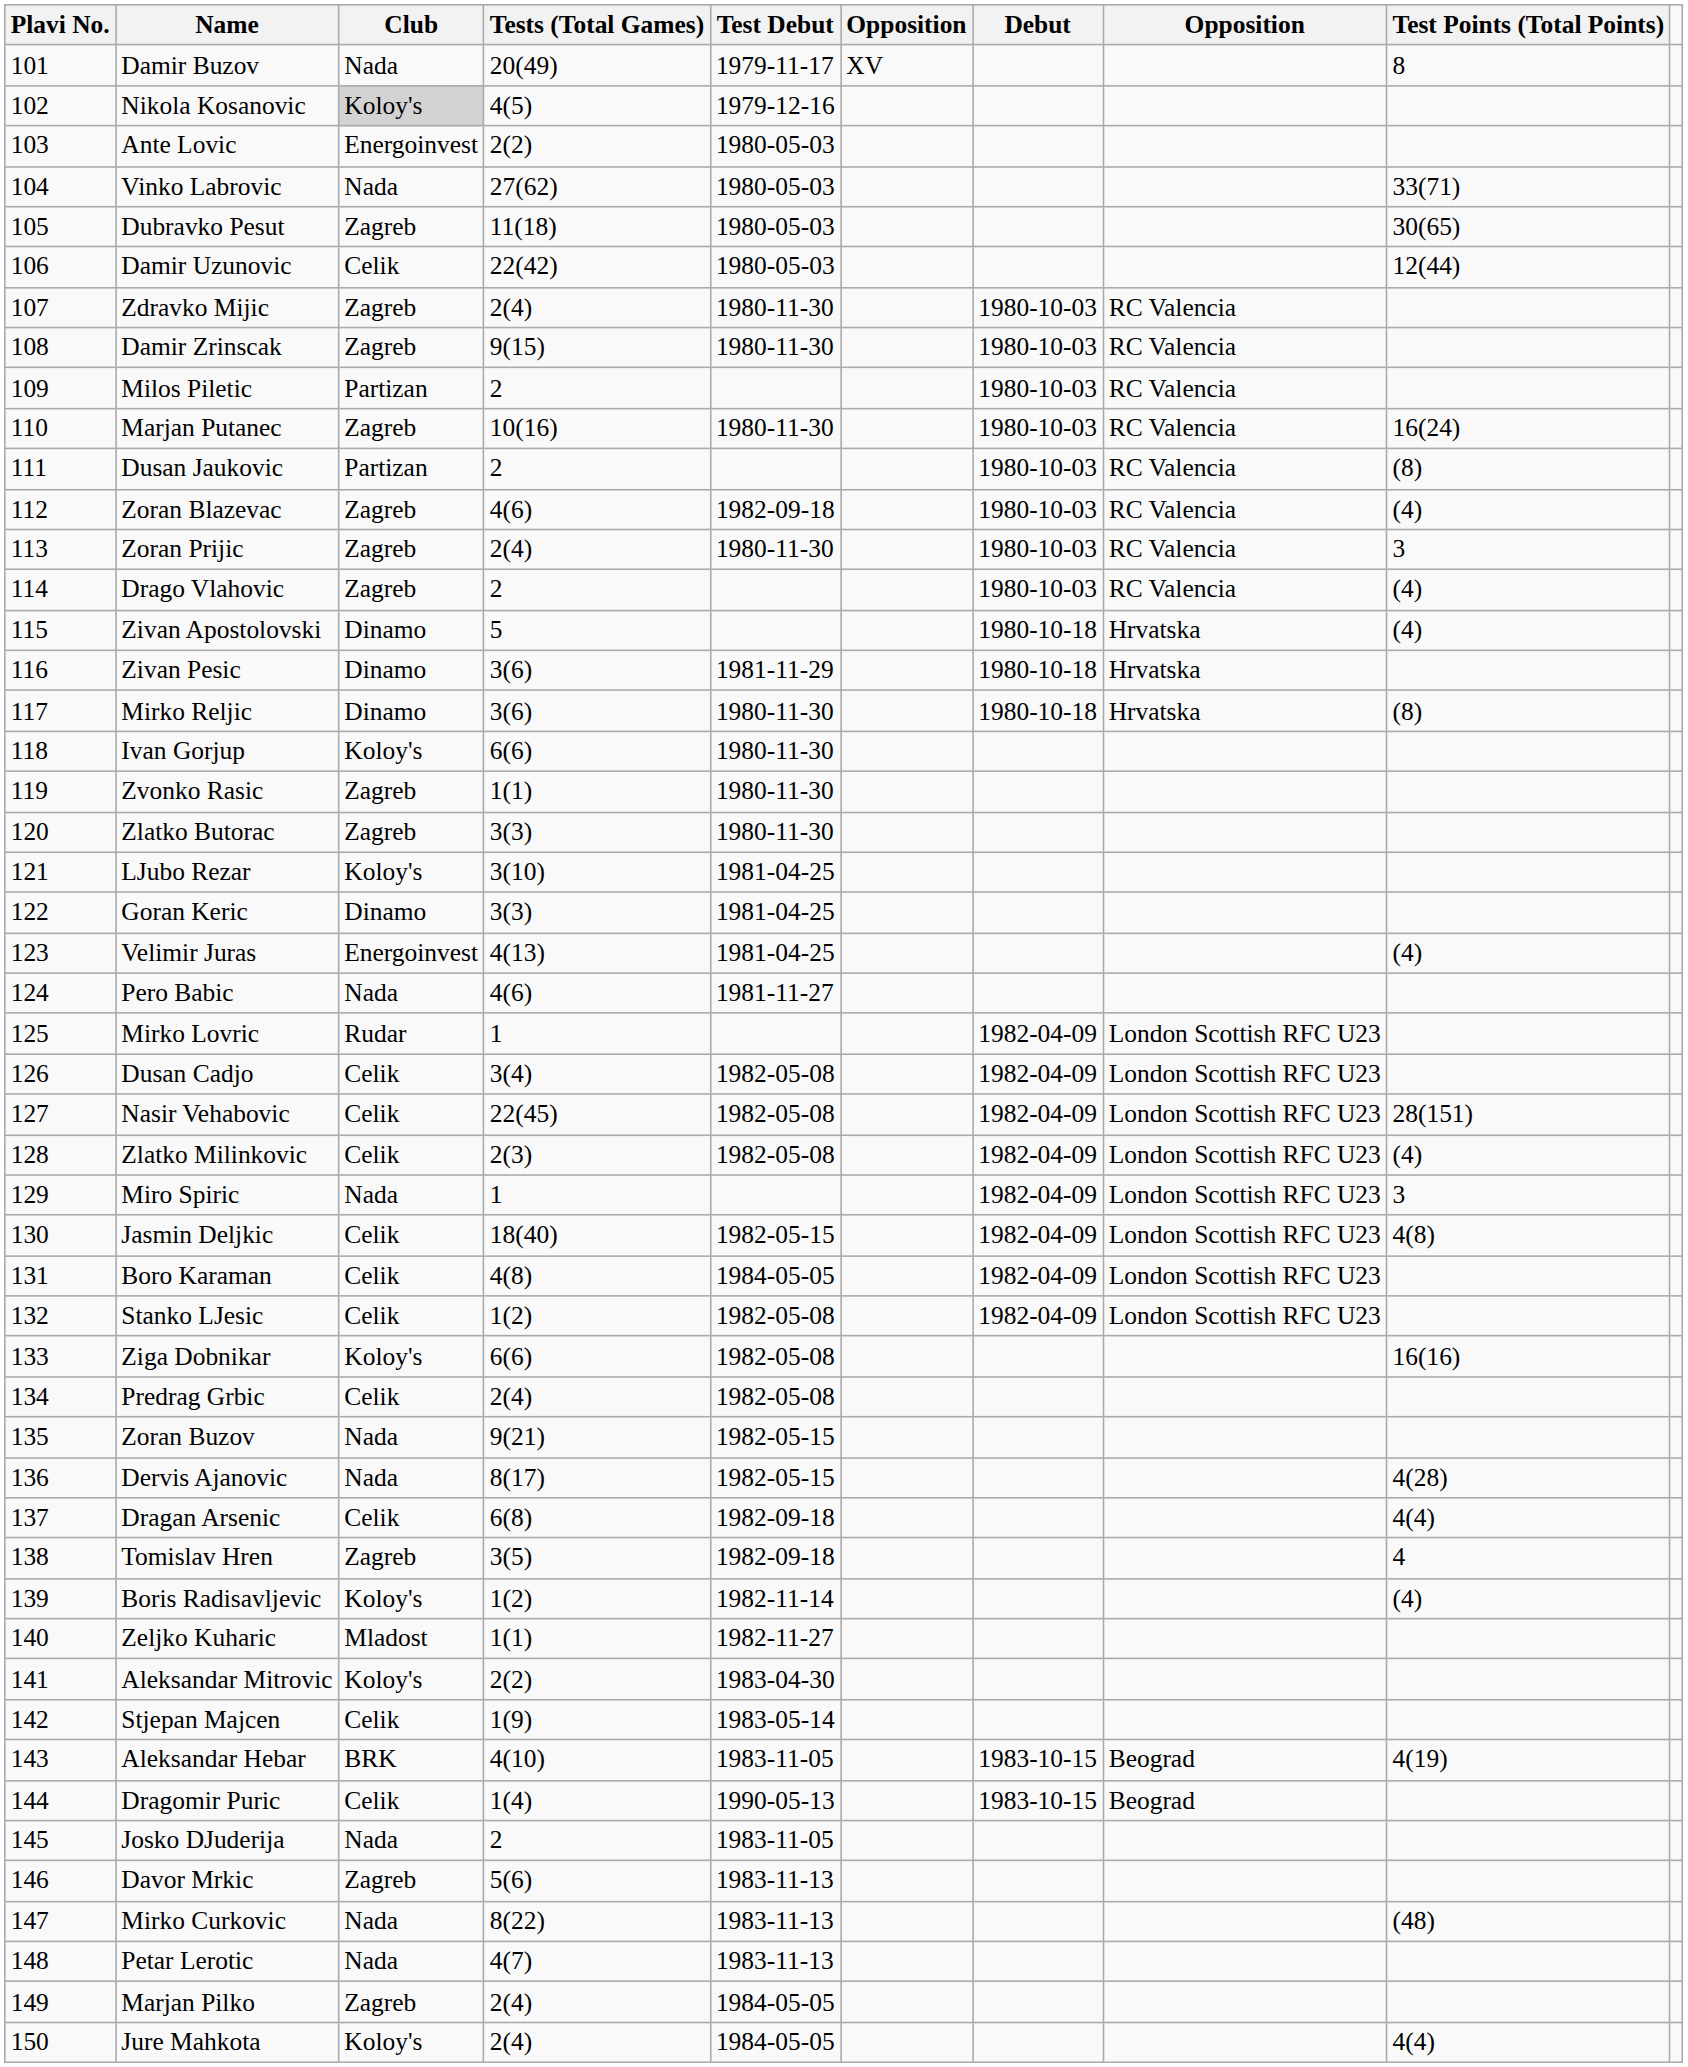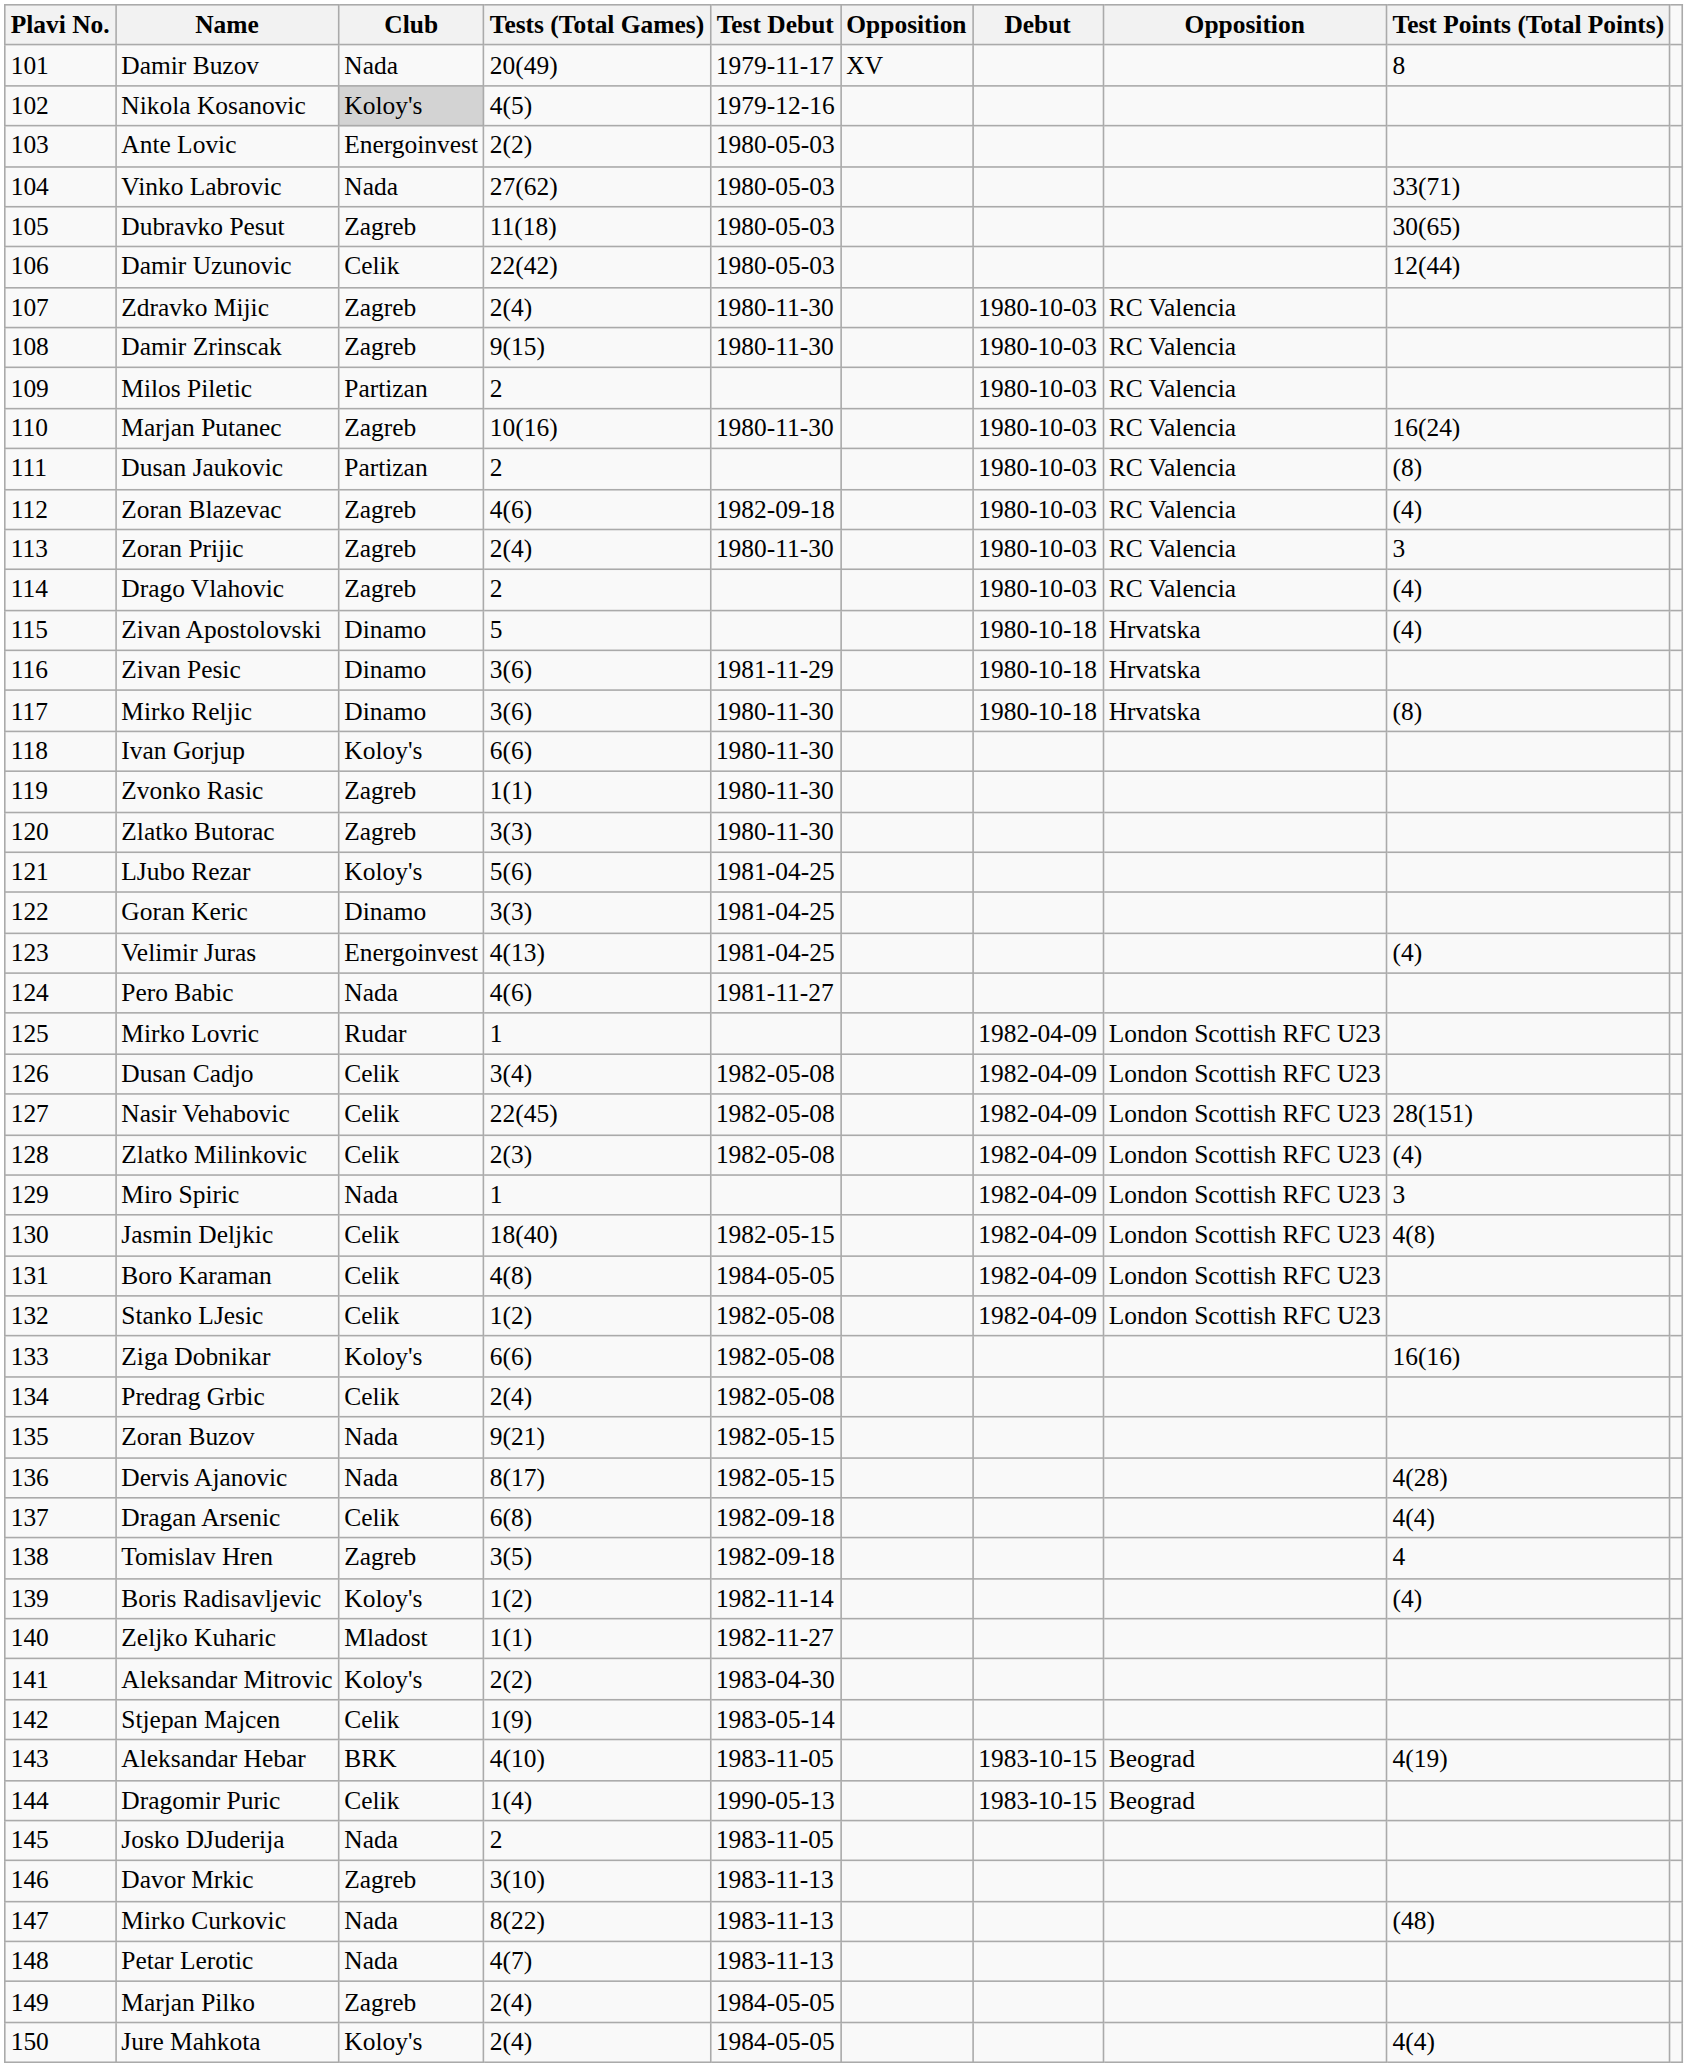(517, 871) 3(10) -> (511, 871) 5(6)
(511, 1880) 5(6) -> (517, 1880) 3(10)
